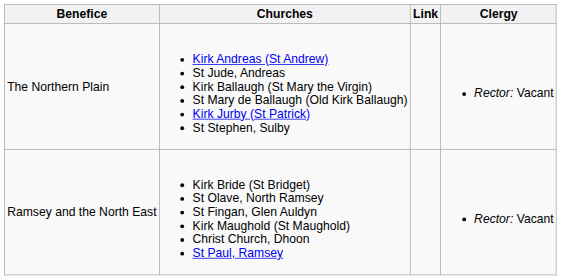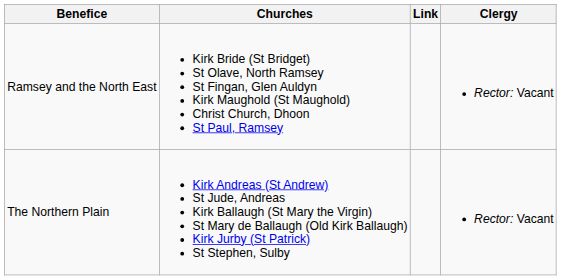rows swapped: (58, 86) <-> (82, 212)
